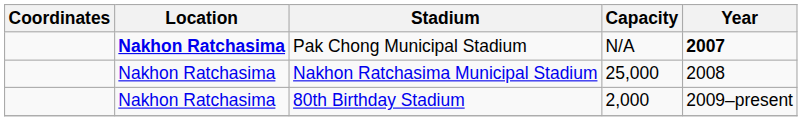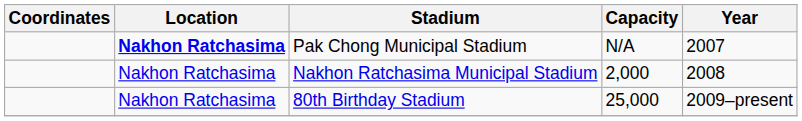(706, 45) bold -> (706, 45) normal
(632, 73) 25,000 -> (627, 73) 2,000
(627, 101) 2,000 -> (632, 101) 25,000
